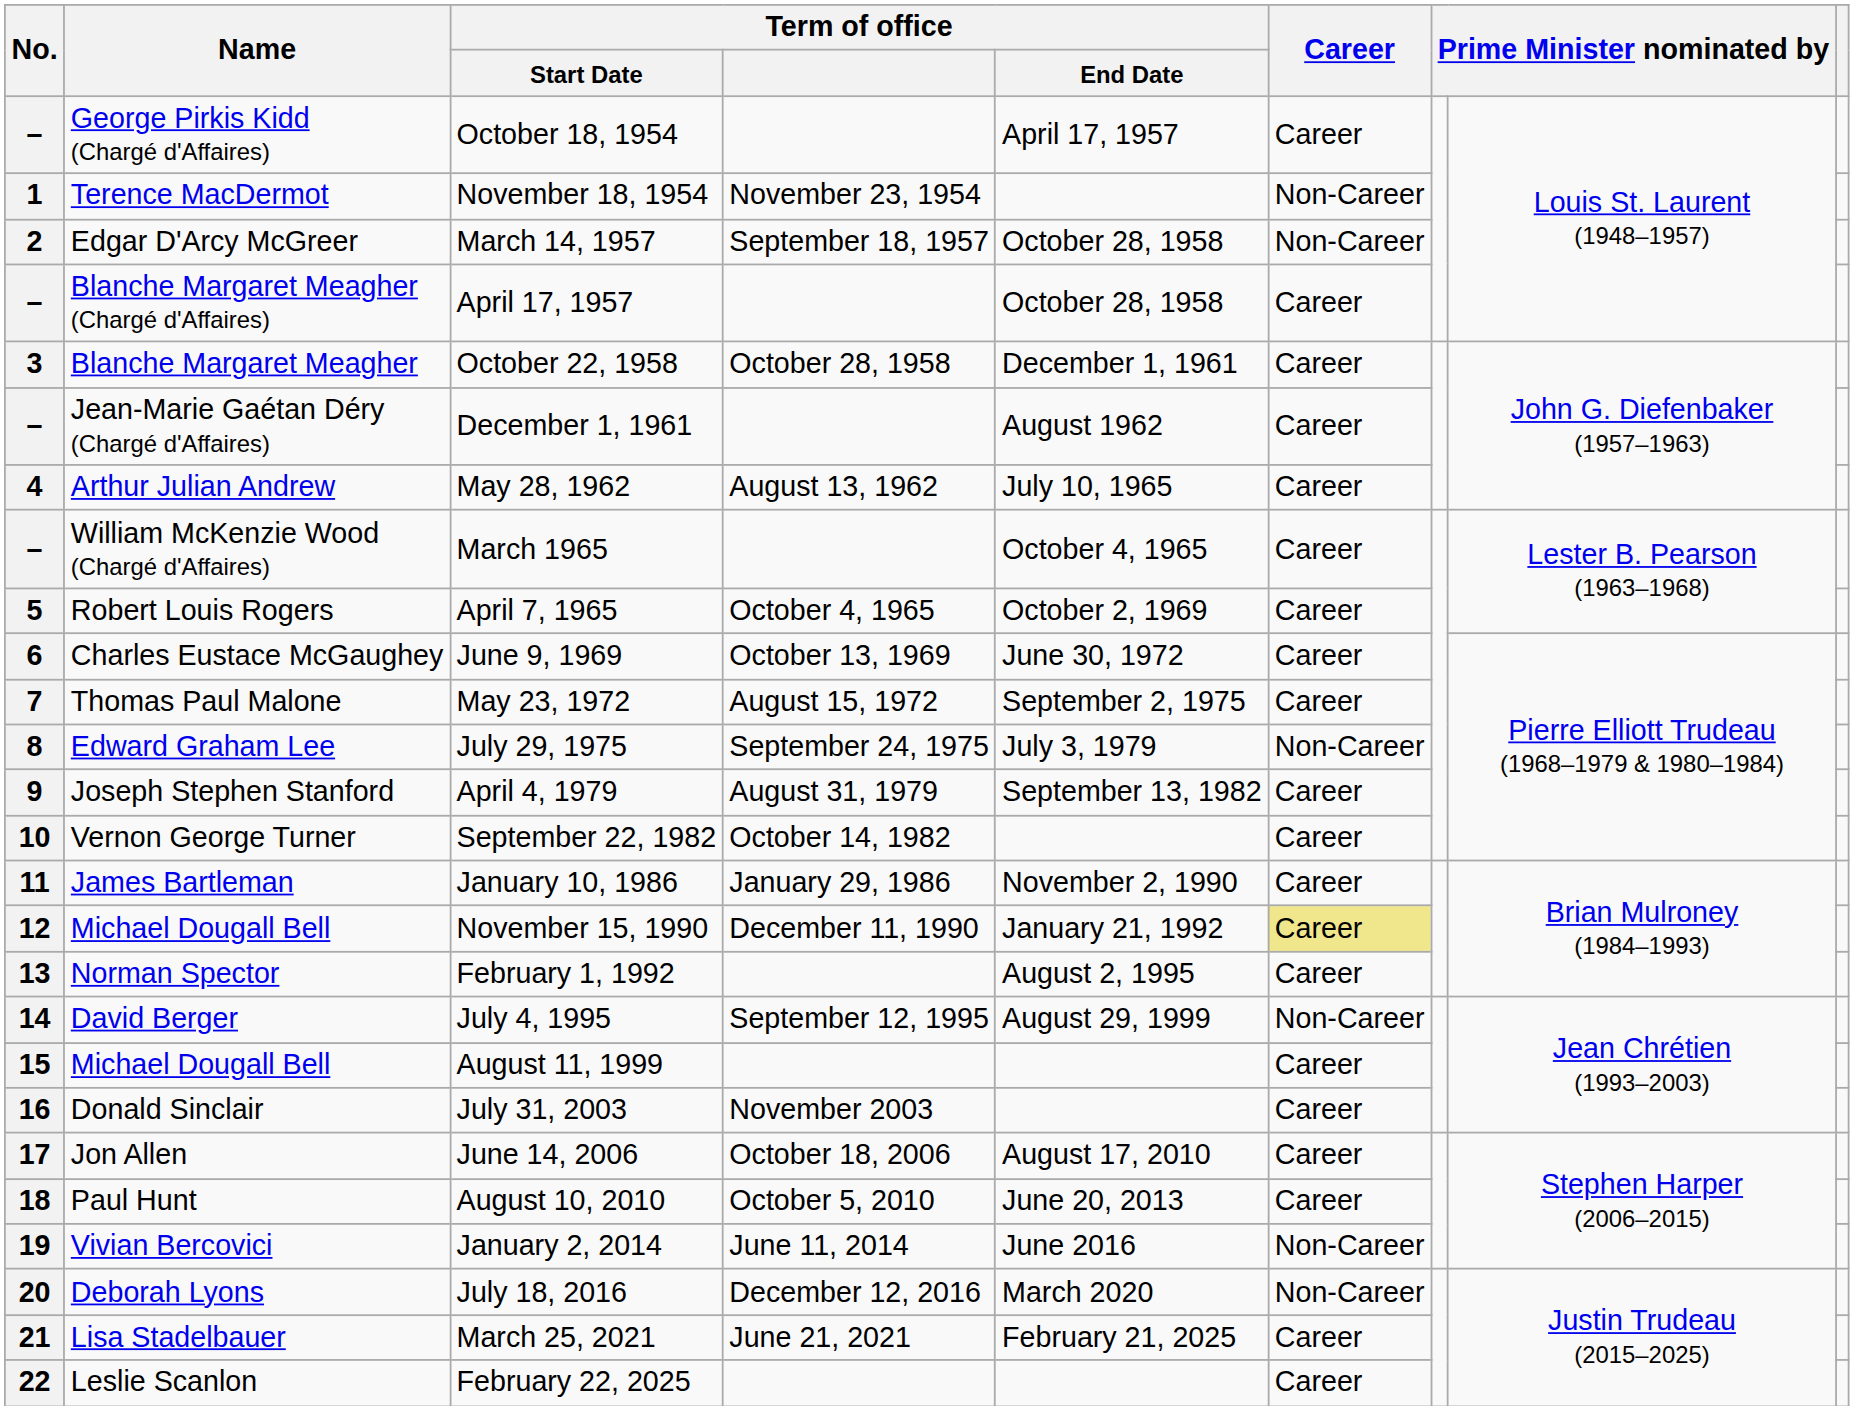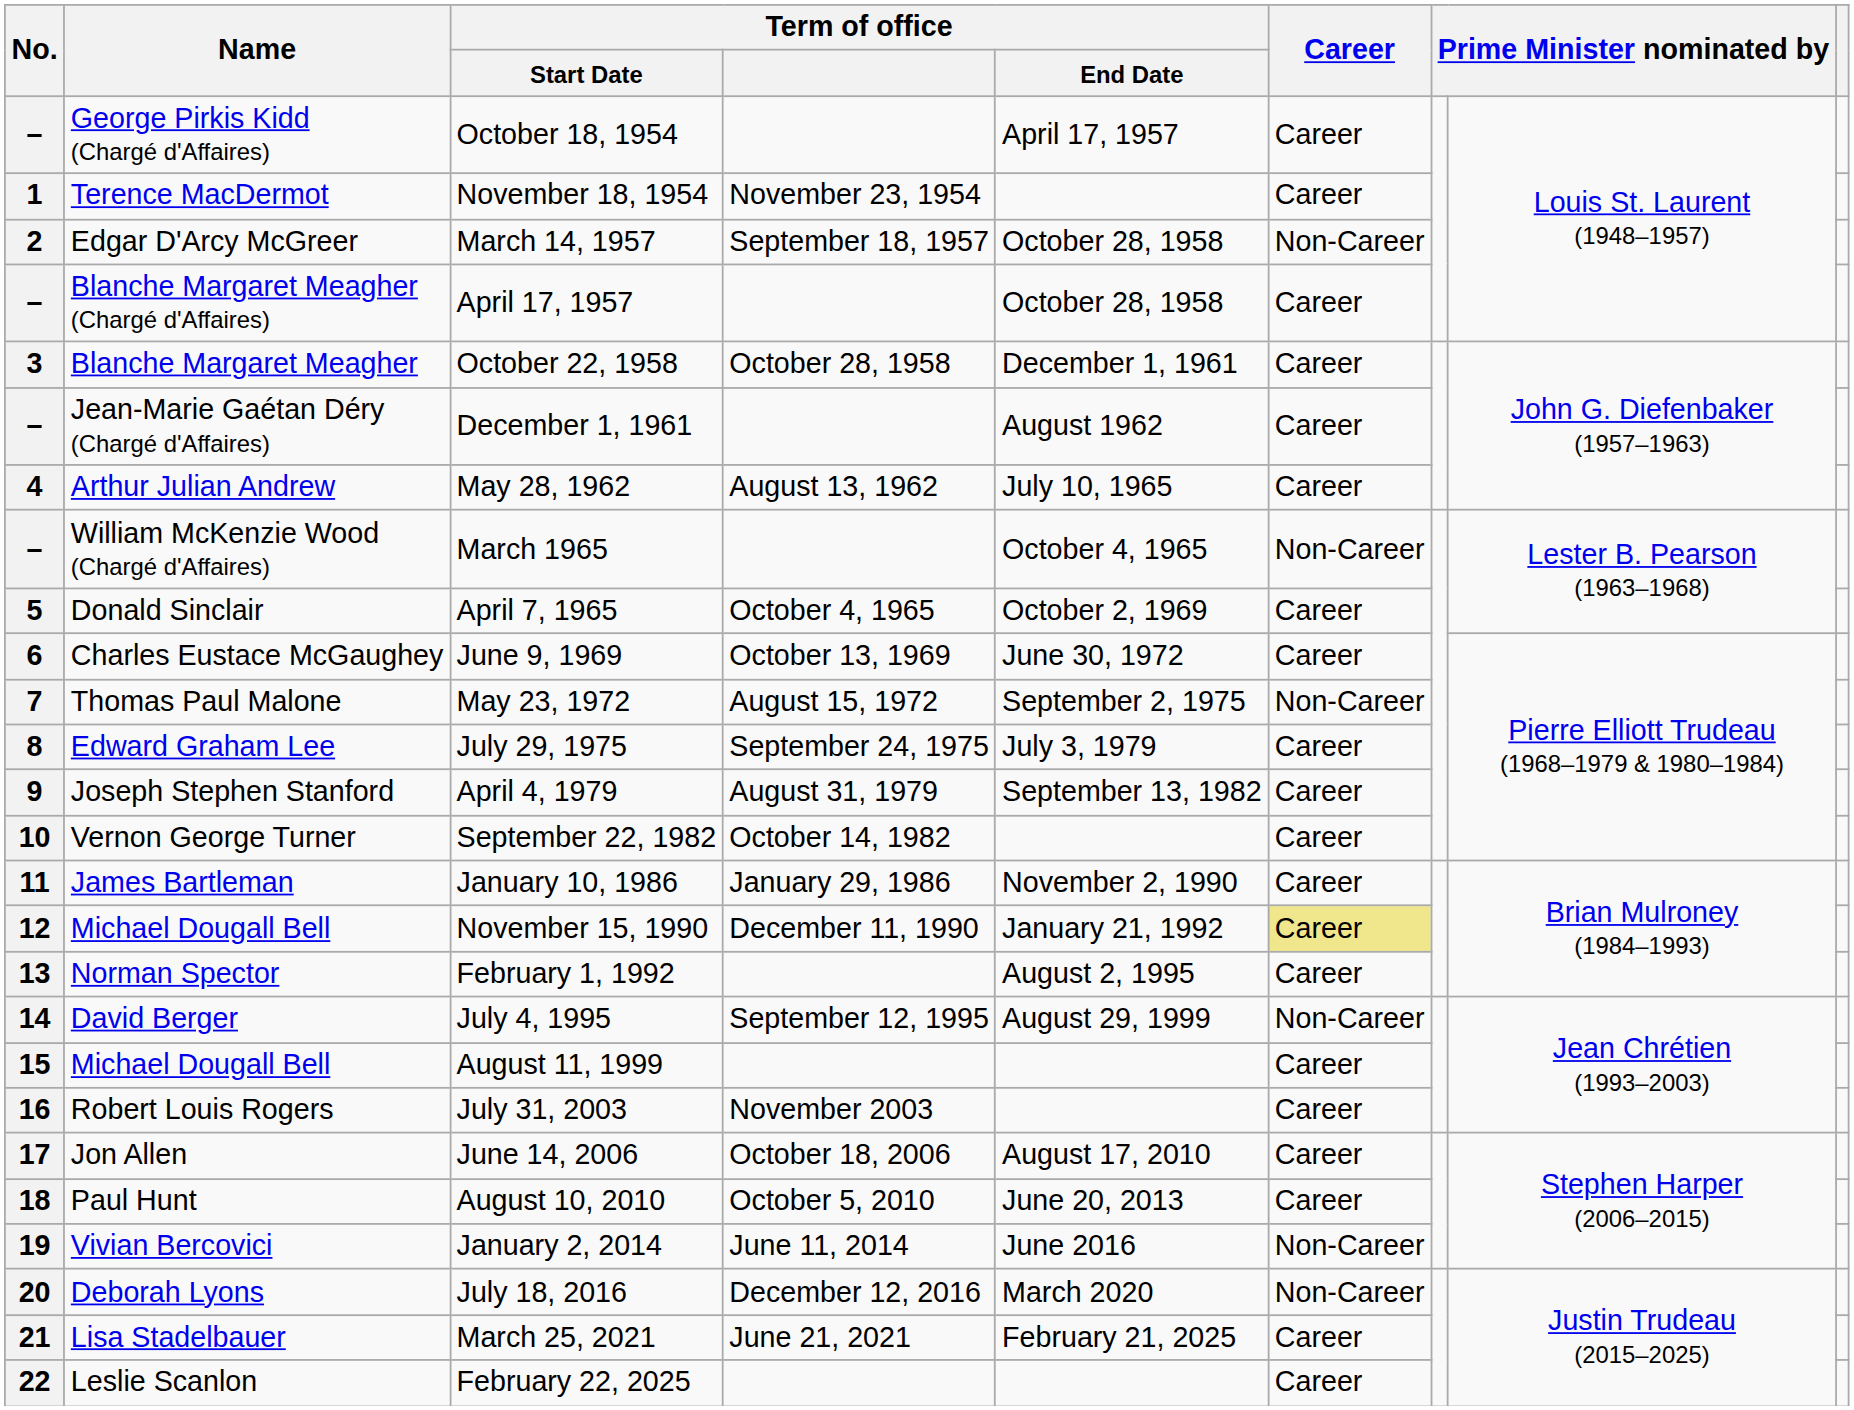(1350, 195) Non-Career -> (1319, 195) Career
(1319, 548) Career -> (1350, 548) Non-Career
(202, 610) Robert Louis Rogers -> (167, 610) Donald Sinclair
(1319, 701) Career -> (1350, 701) Non-Career
(1350, 746) Non-Career -> (1319, 746) Career
(167, 1109) Donald Sinclair -> (202, 1109) Robert Louis Rogers
